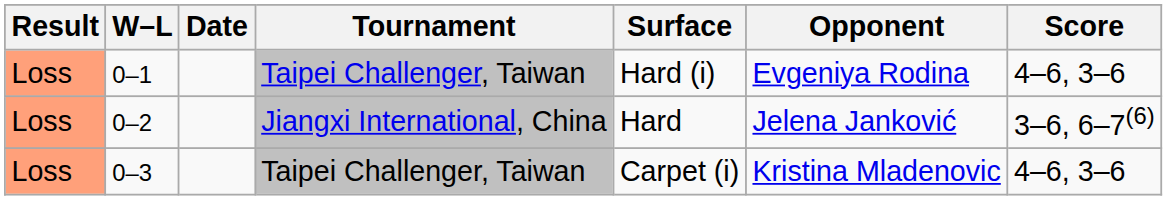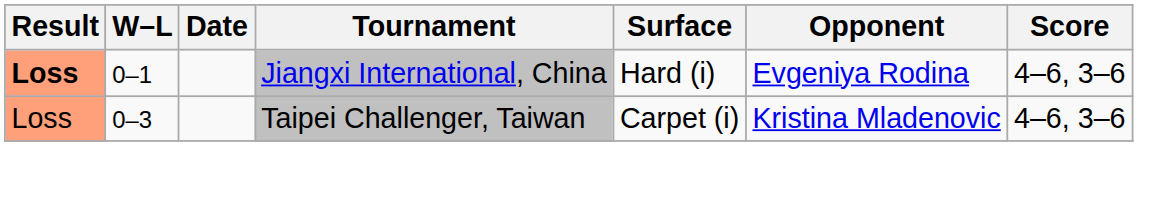(42, 72) normal -> (45, 72) bold
(423, 72) Taipei Challenger, Taiwan -> (434, 72) Jiangxi International, China
- row: (132, 123)
